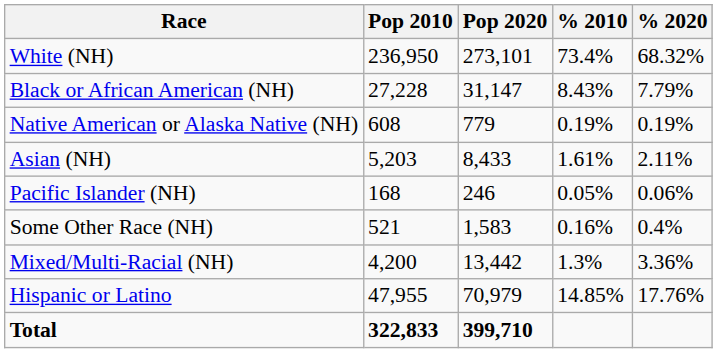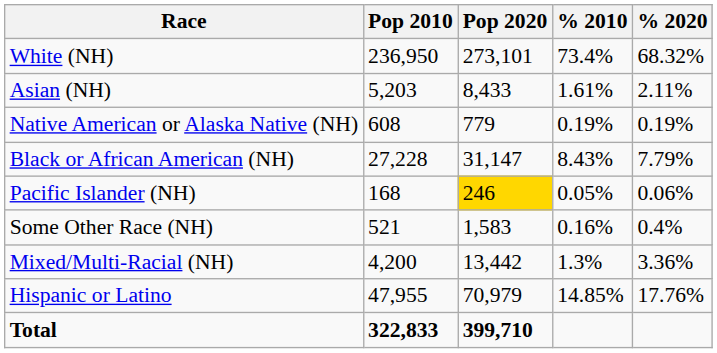rows swapped: (152, 90) <-> (60, 158)
(479, 192) no background -> (479, 192) gold background
